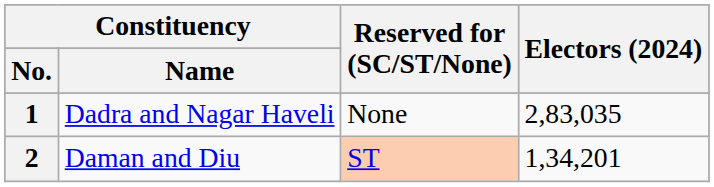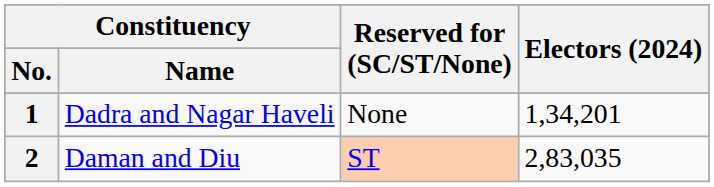(573, 114) 2,83,035 -> (573, 114) 1,34,201
(573, 158) 1,34,201 -> (573, 158) 2,83,035
